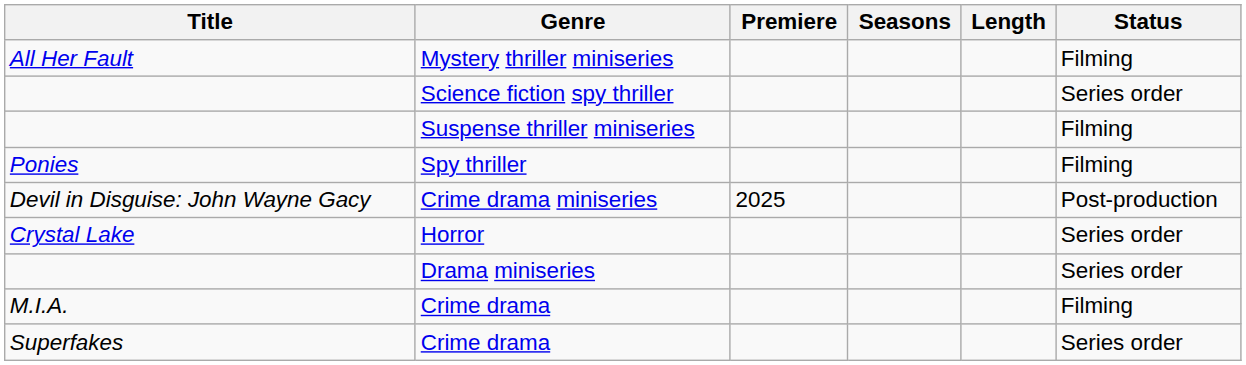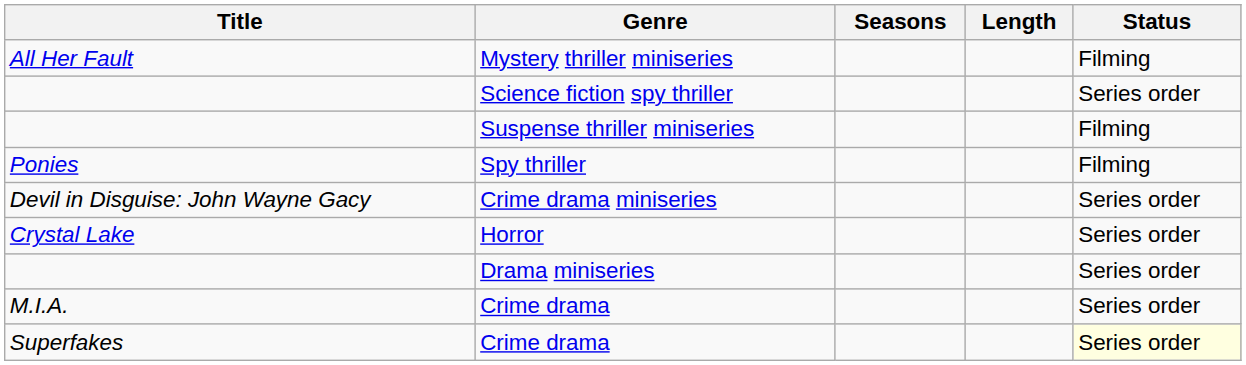- column: (789, 22)
(1139, 199) Post-production -> (1139, 199) Series order
(1097, 306) Filming -> (1139, 306) Series order
(1122, 341) no background -> (1139, 341) lightyellow background
